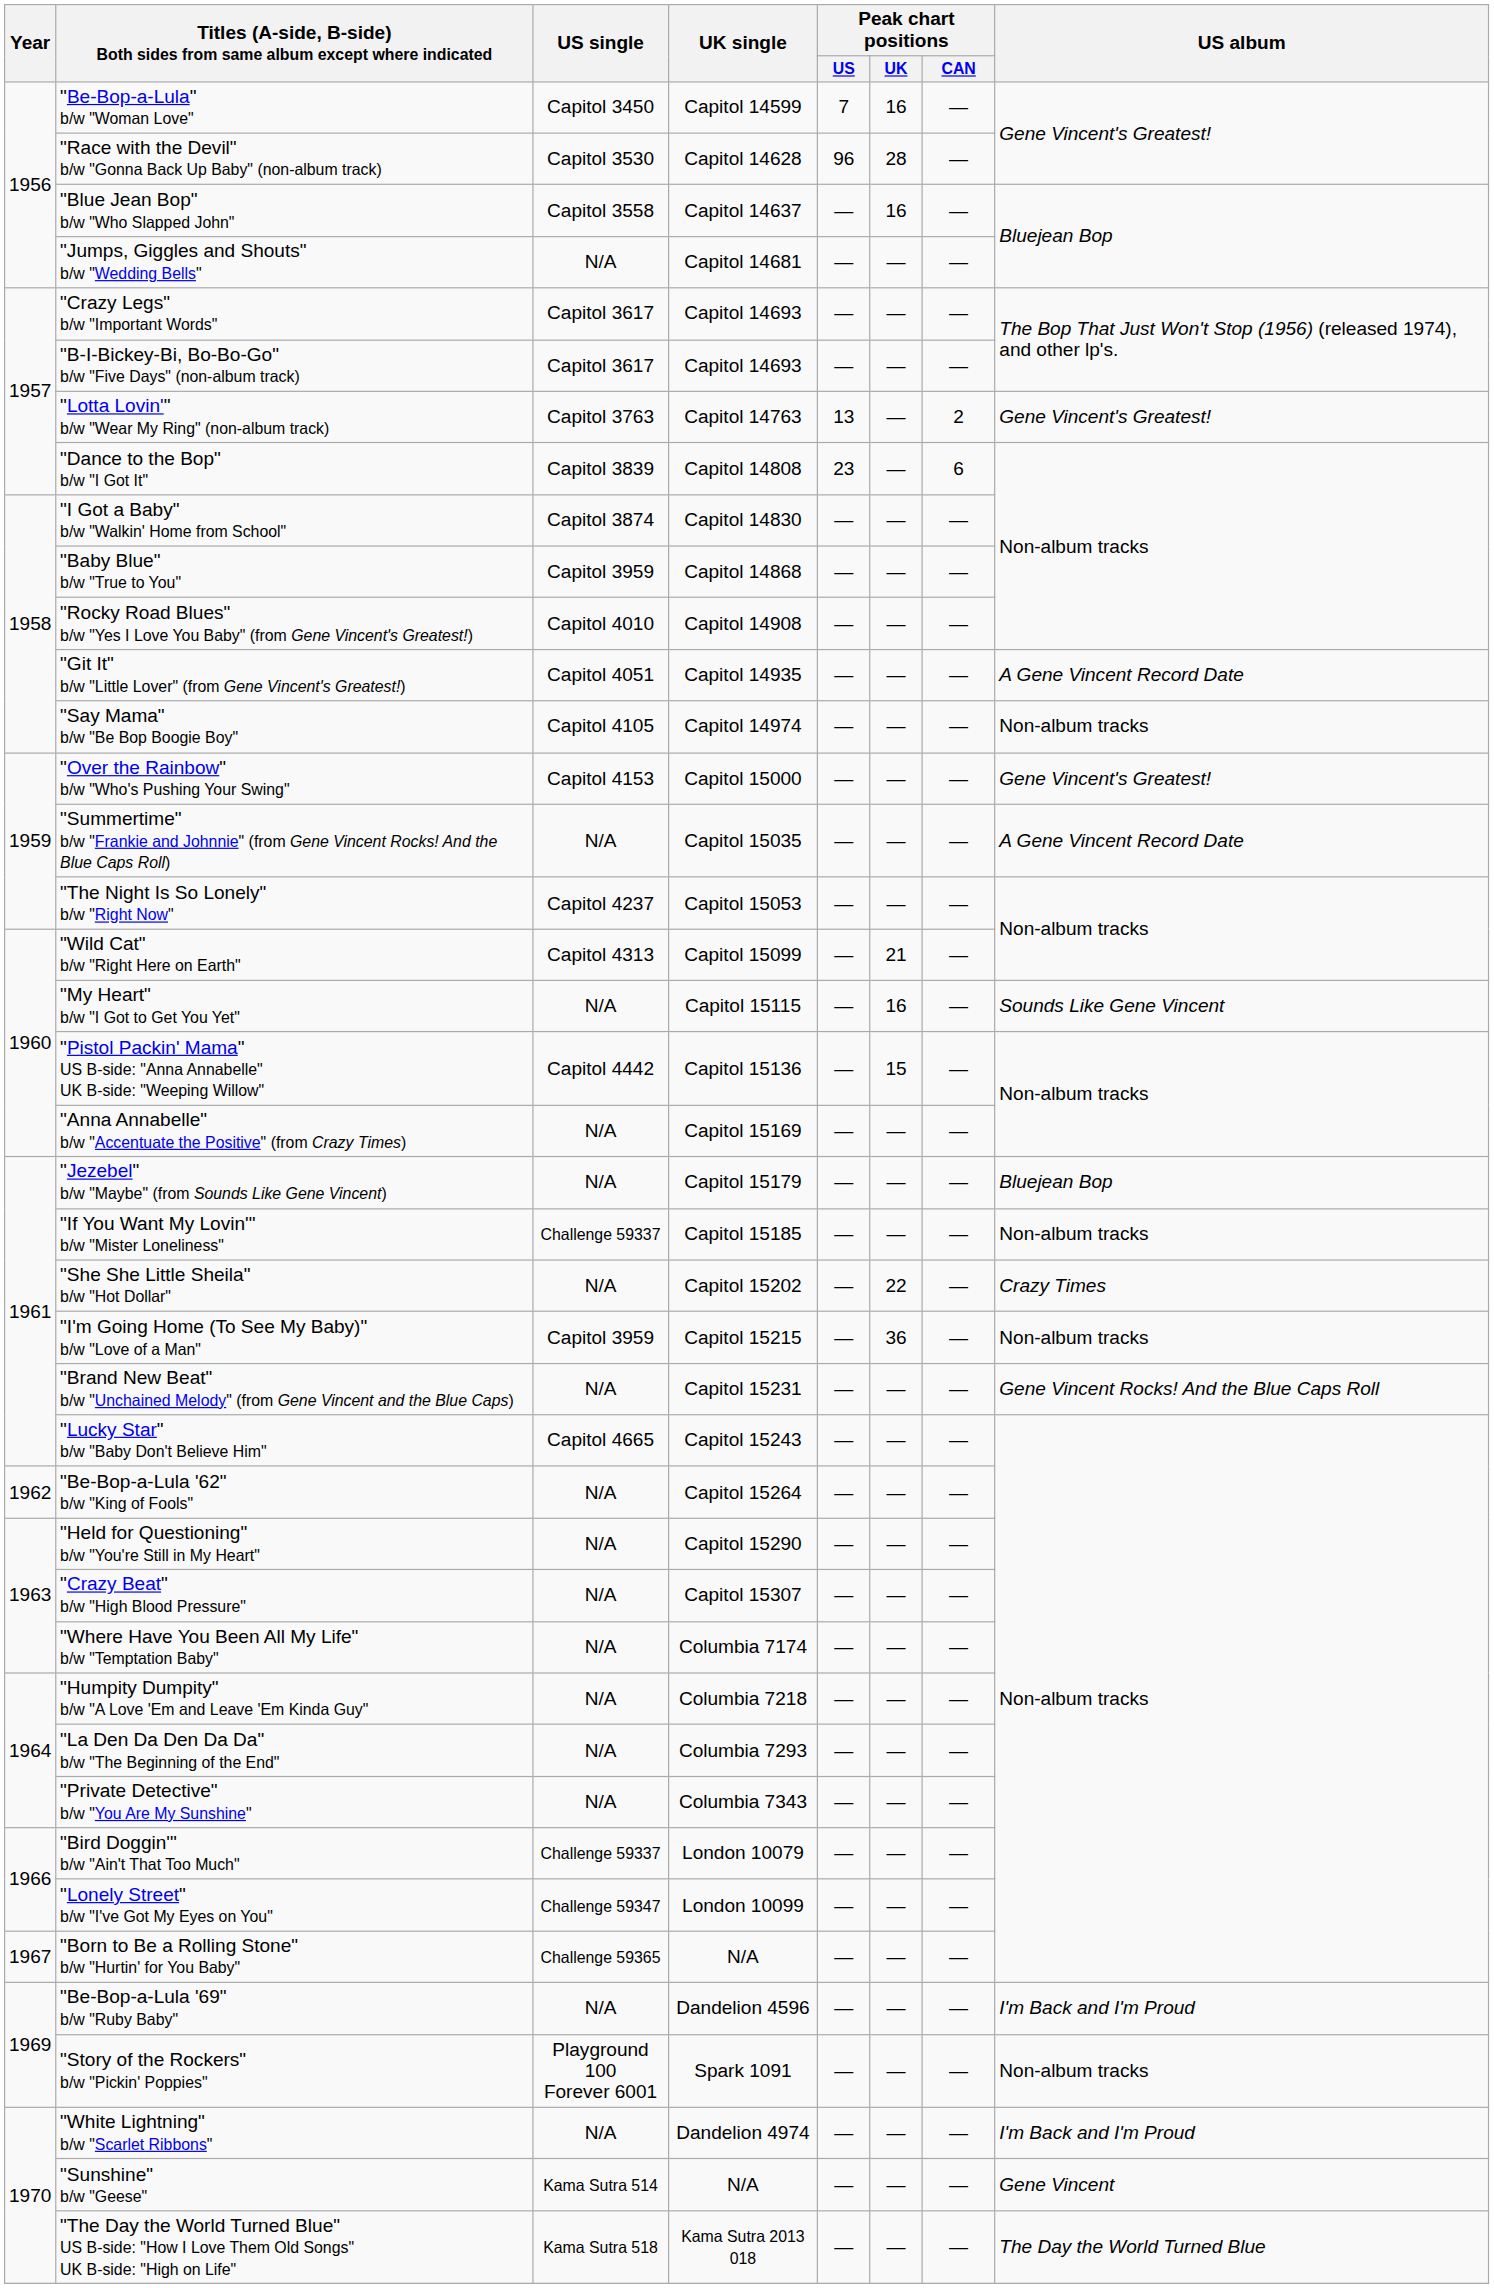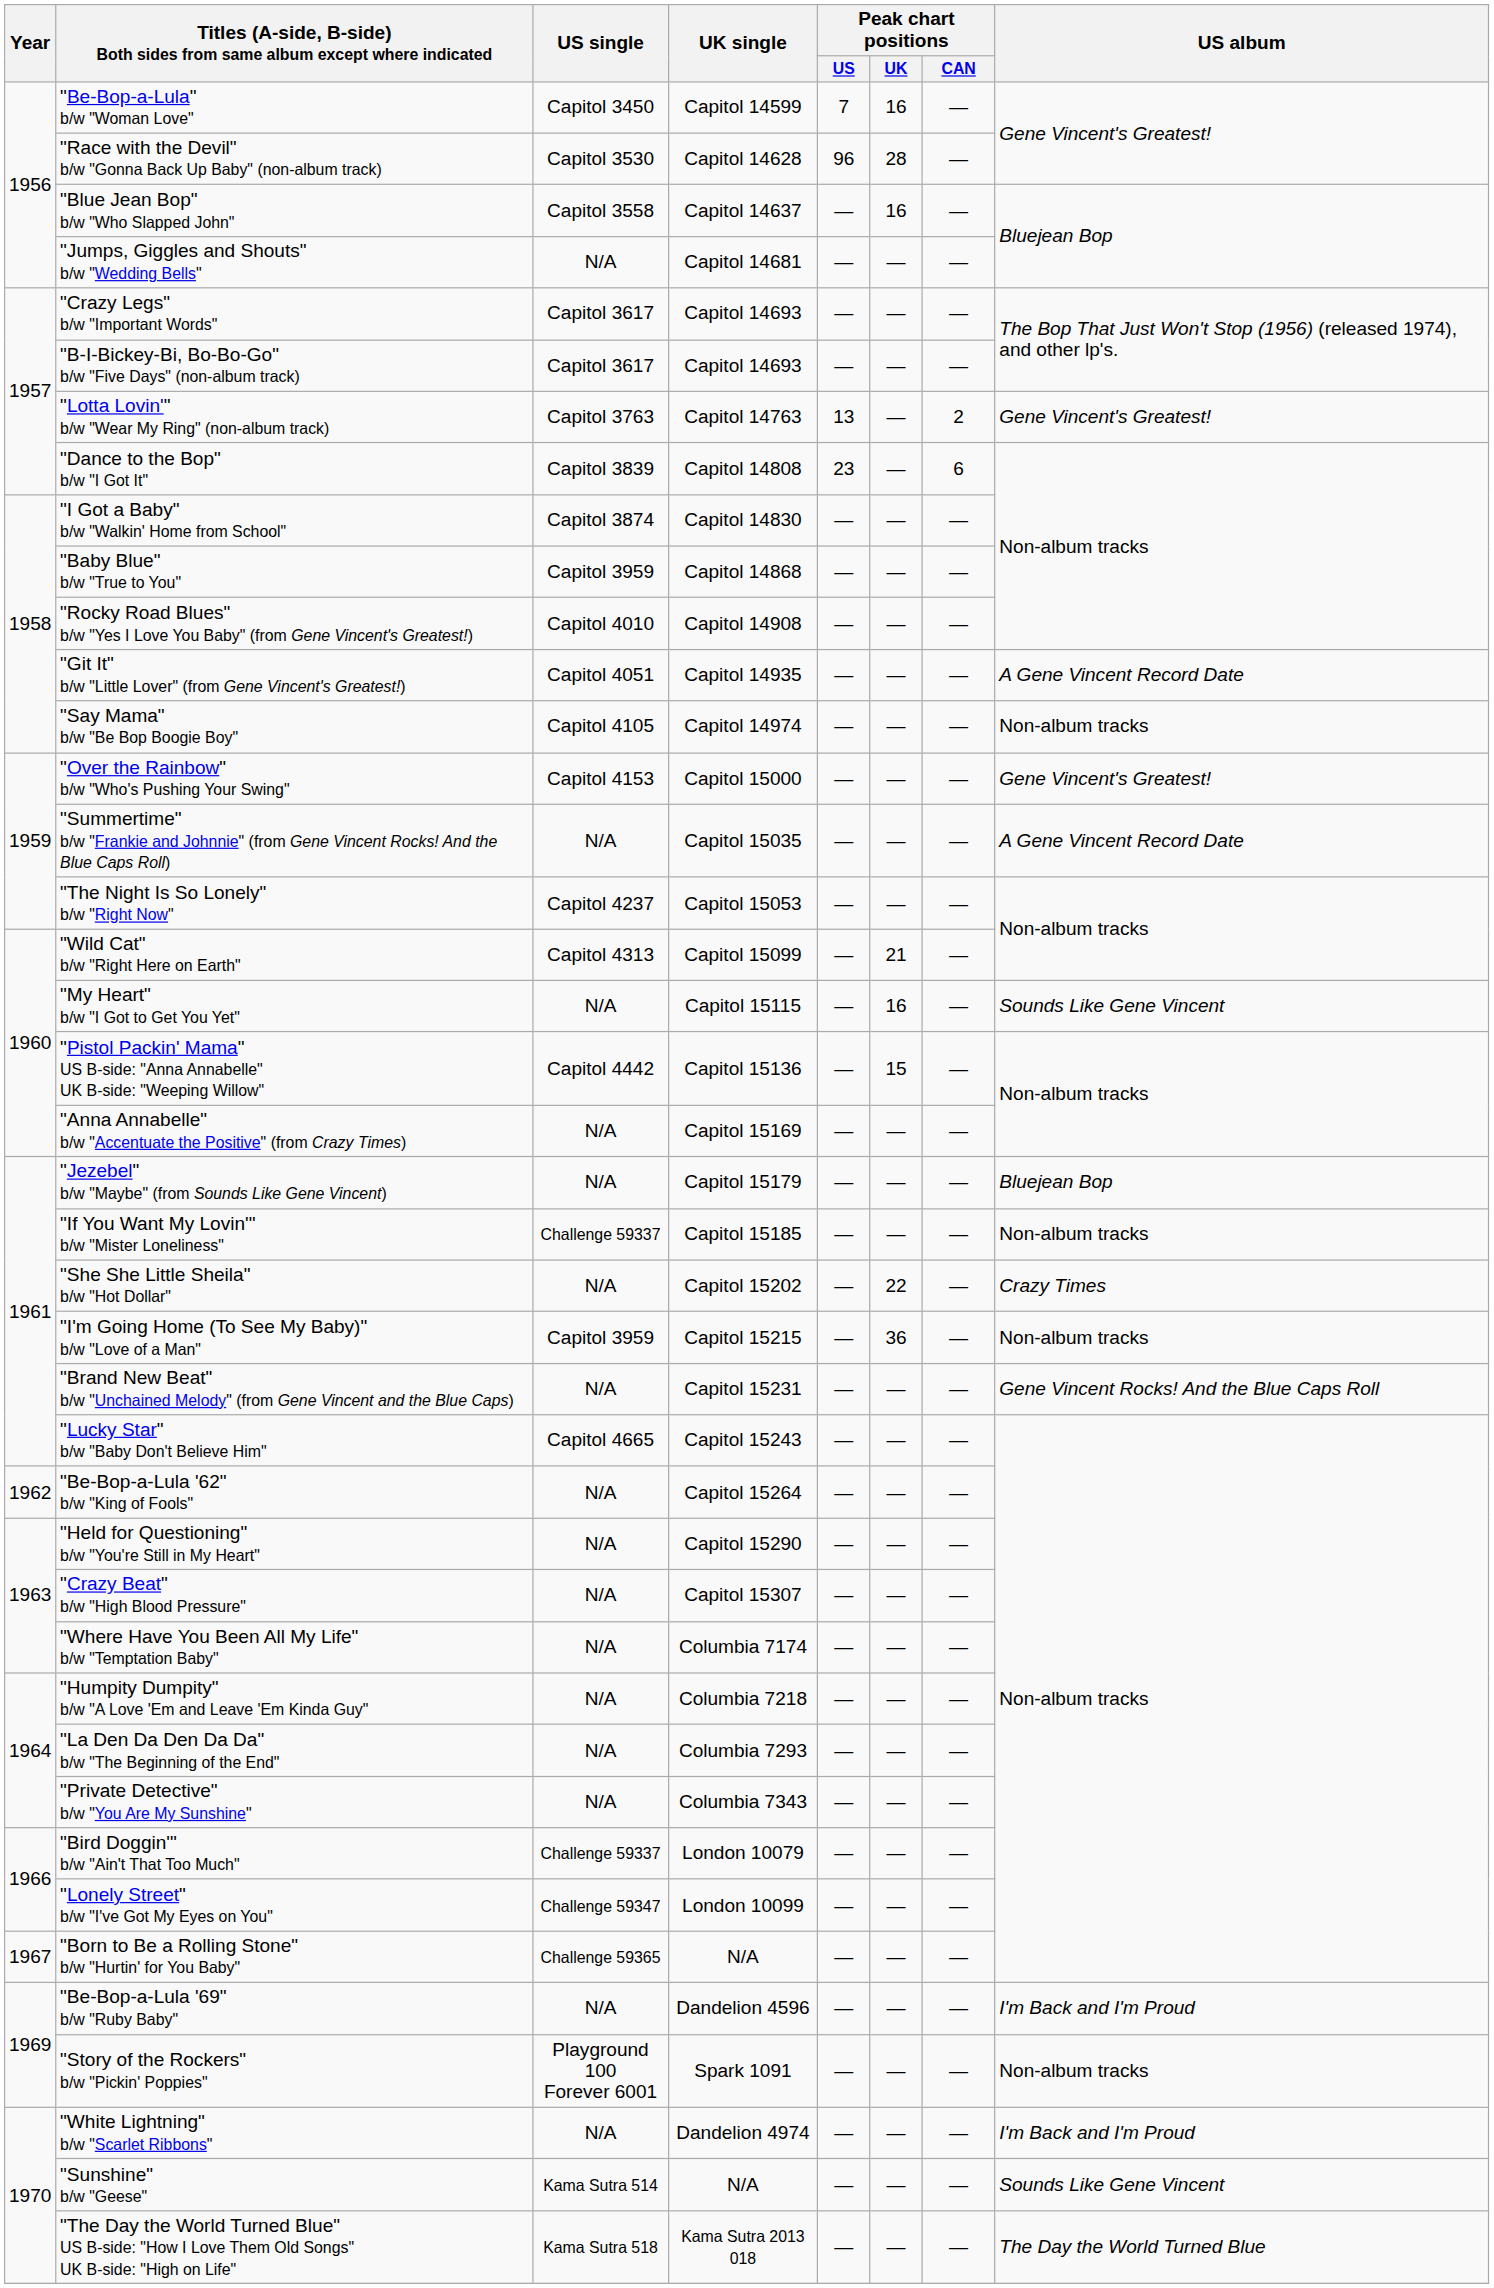(1057, 2184) Gene Vincent -> (1112, 2184) Sounds Like Gene Vincent
